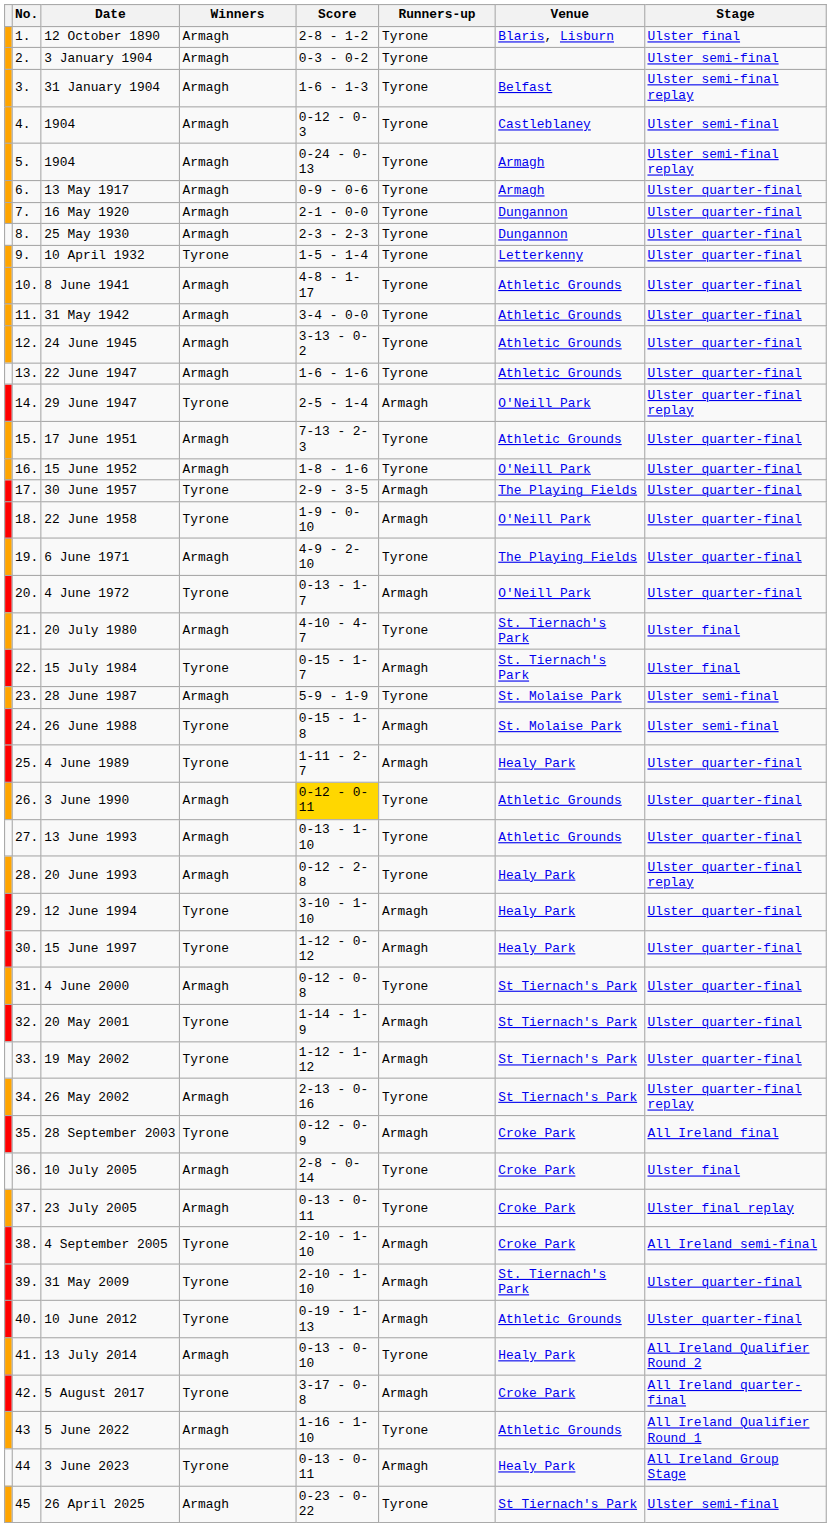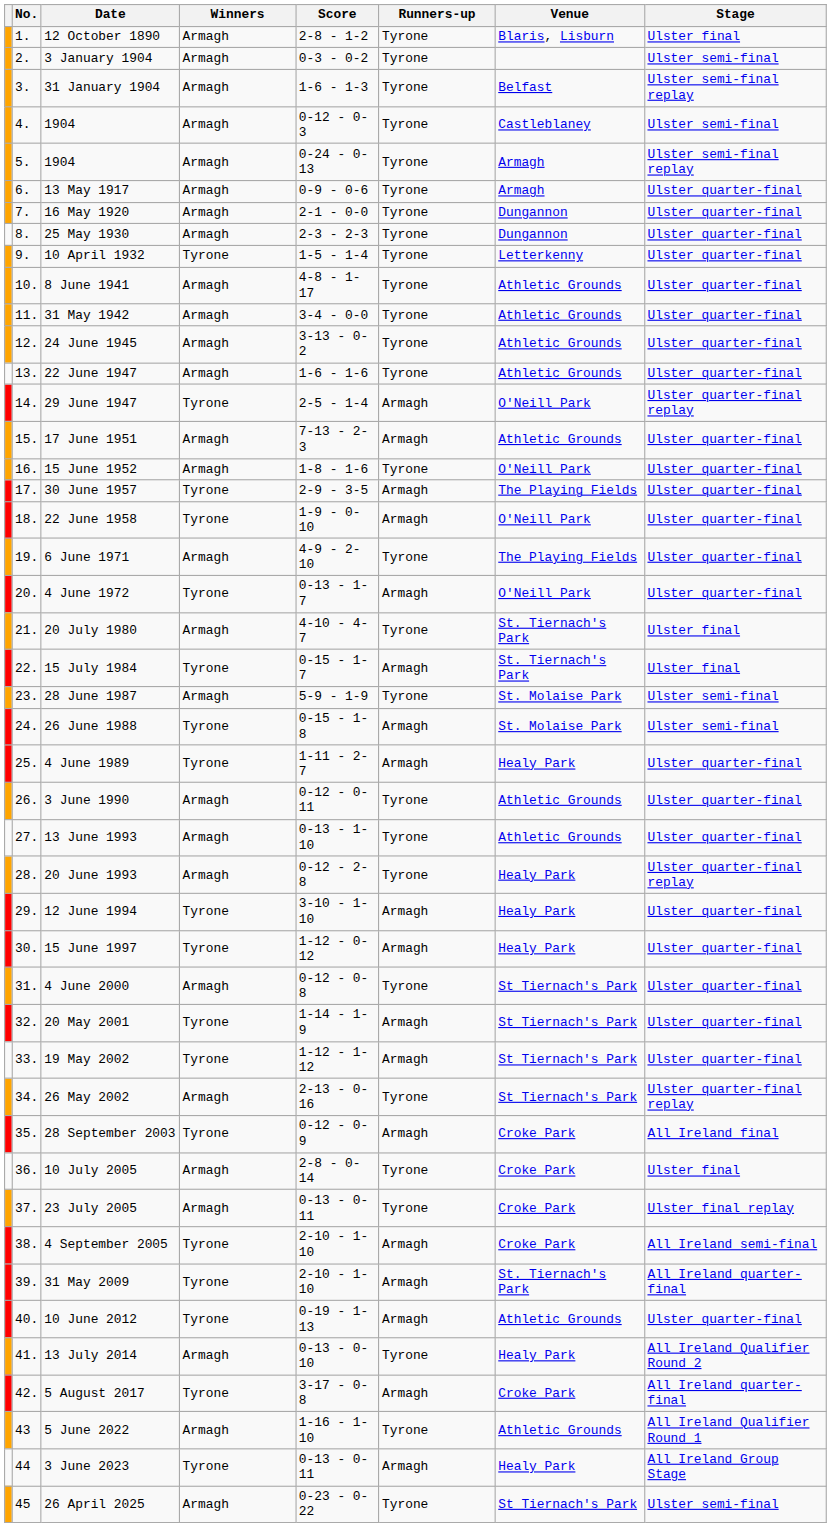(405, 439) Tyrone -> (405, 439) Armagh
(334, 801) gold background -> (334, 801) no background
(725, 1282) Ulster quarter-final -> (725, 1282) All Ireland quarter-final
